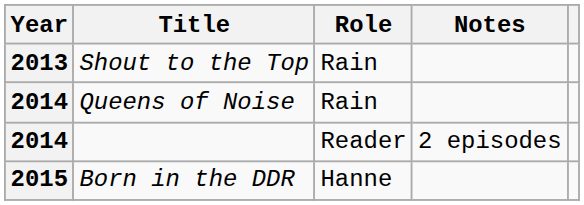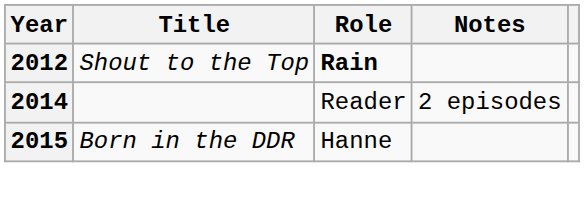(39, 63) 2013 -> (39, 63) 2012
(349, 63) normal -> (349, 63) bold
- row: (187, 102)
